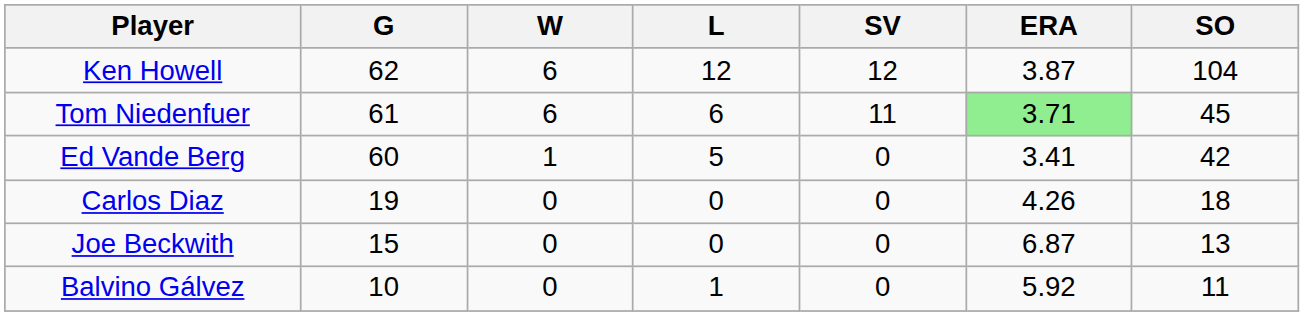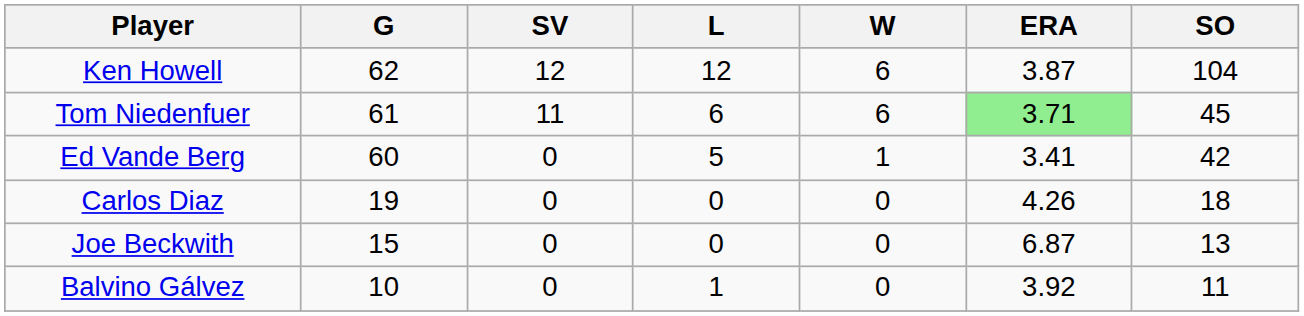columns swapped: (550, 26) <-> (883, 26)
(1049, 288) 5.92 -> (1049, 288) 3.92
